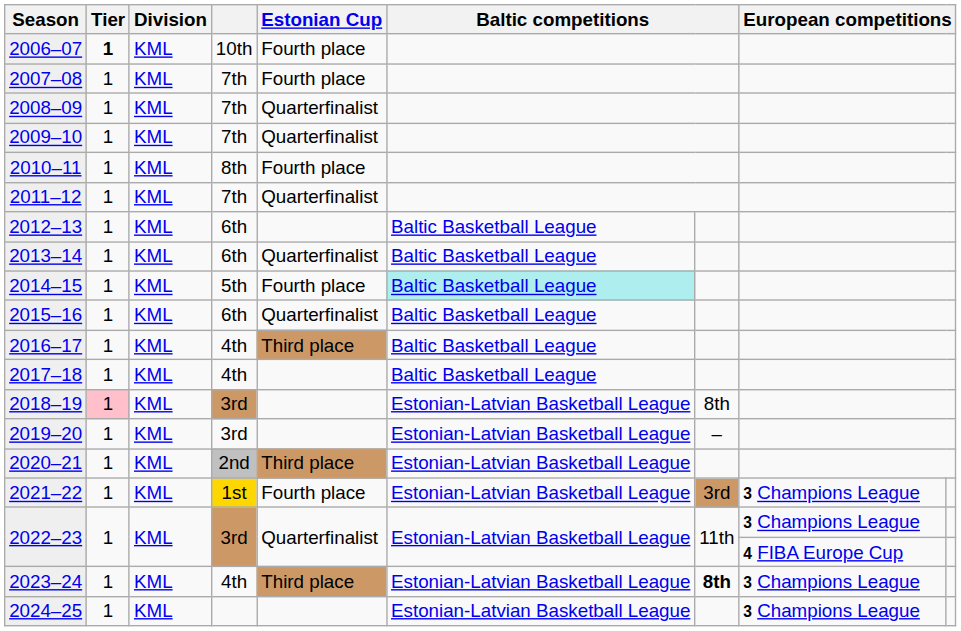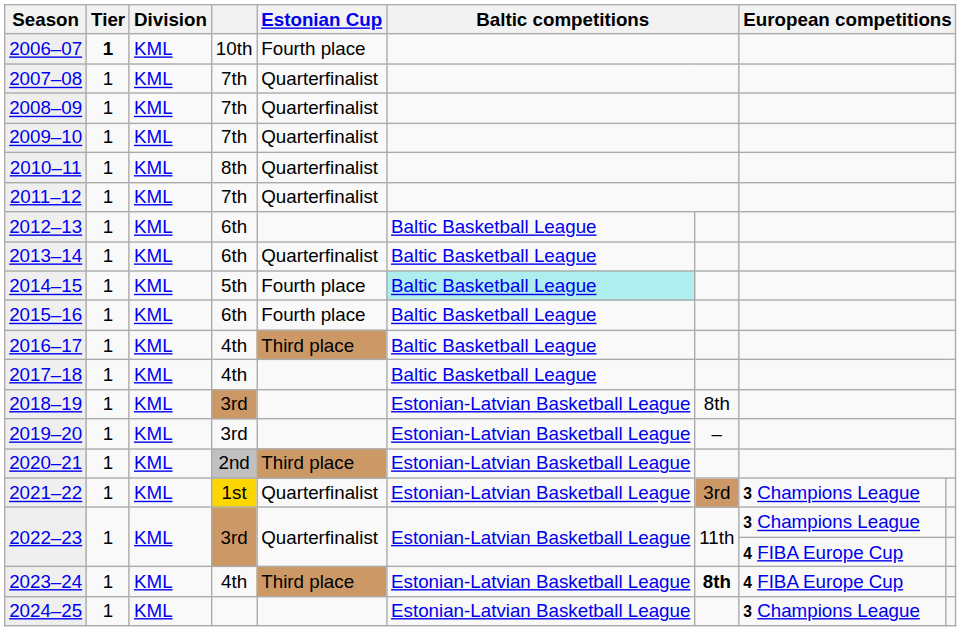(313, 78) Fourth place -> (320, 78) Quarterfinalist
(313, 167) Fourth place -> (320, 167) Quarterfinalist
(320, 315) Quarterfinalist -> (313, 315) Fourth place
(108, 404) pink background -> (108, 404) no background
(313, 492) Fourth place -> (320, 492) Quarterfinalist
(832, 581) 3 Champions League -> (823, 581) 4 FIBA Europe Cup
